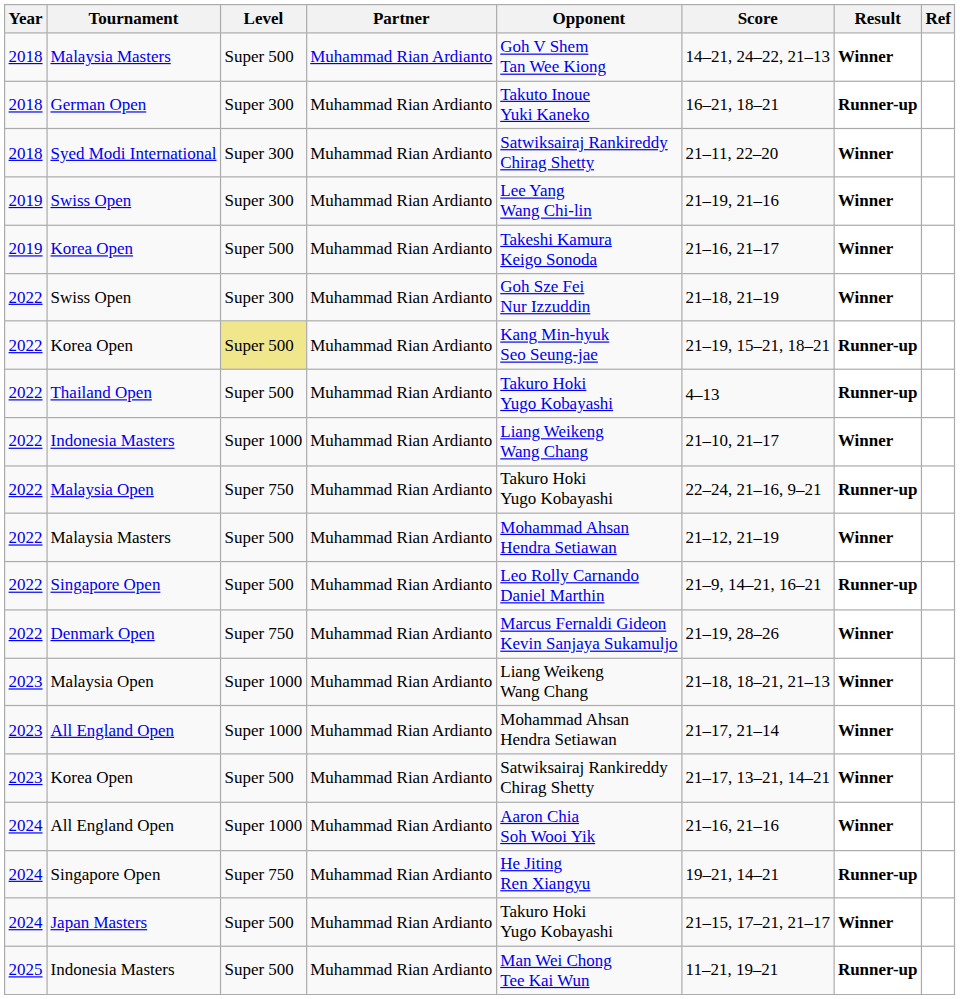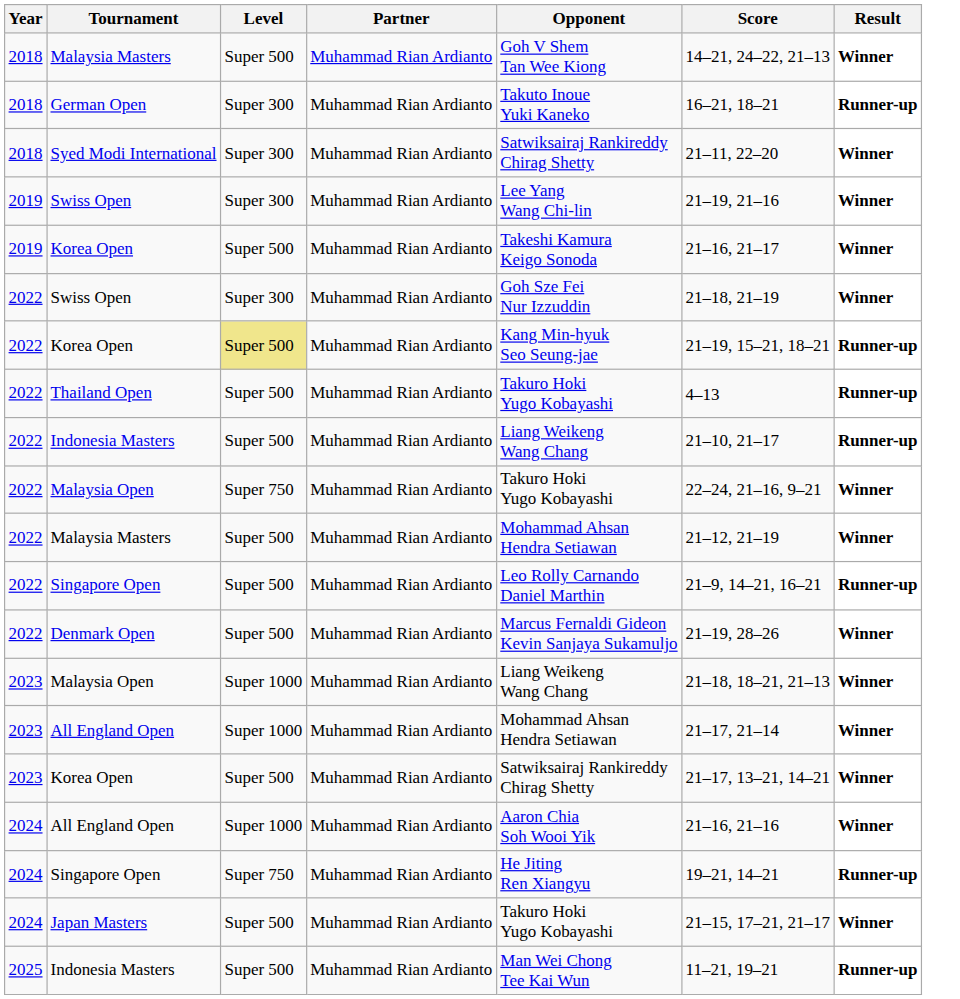- column: (938, 18)
(263, 441) Super 1000 -> (259, 441) Super 500
(866, 441) Winner -> (878, 441) Runner-up
(878, 489) Runner-up -> (866, 489) Winner
(259, 633) Super 750 -> (259, 633) Super 500
